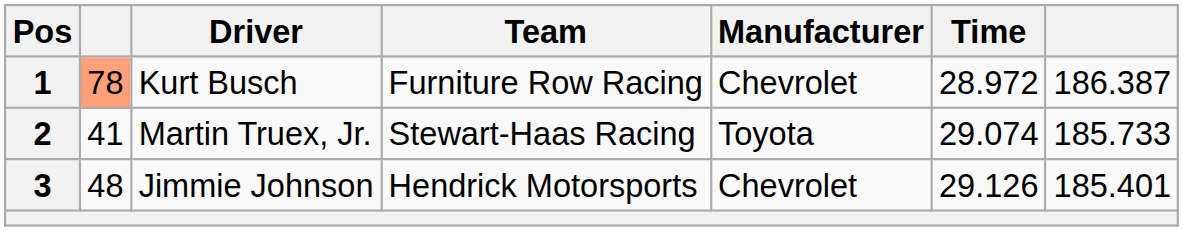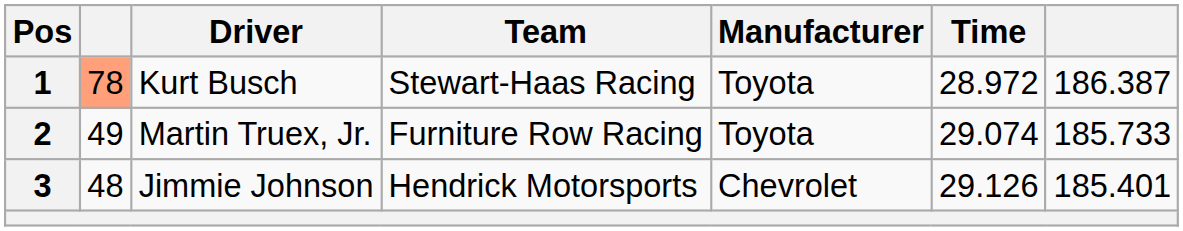(546, 82) Furniture Row Racing -> (542, 82) Stewart-Haas Racing
(788, 82) Chevrolet -> (766, 82) Toyota
(105, 134) 41 -> (105, 134) 49
(542, 134) Stewart-Haas Racing -> (546, 134) Furniture Row Racing
